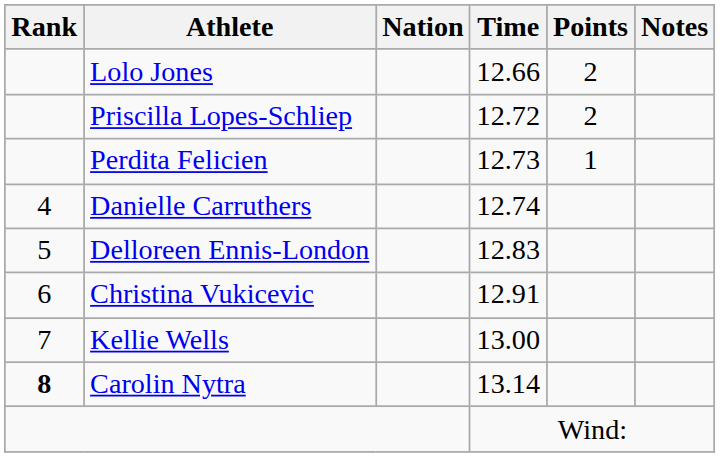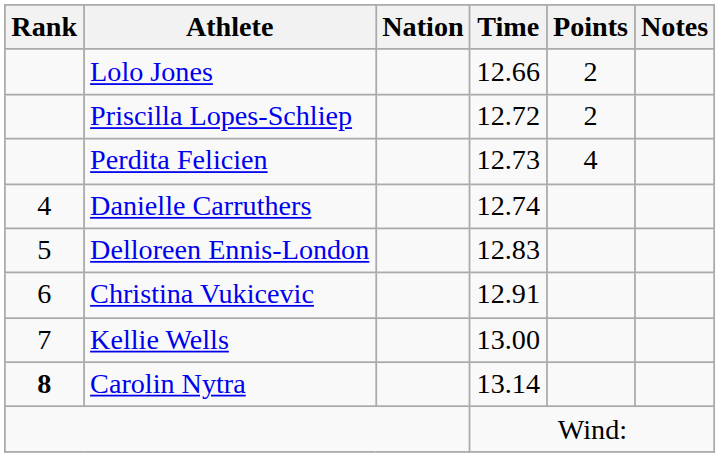(590, 160) 1 -> (590, 160) 4
